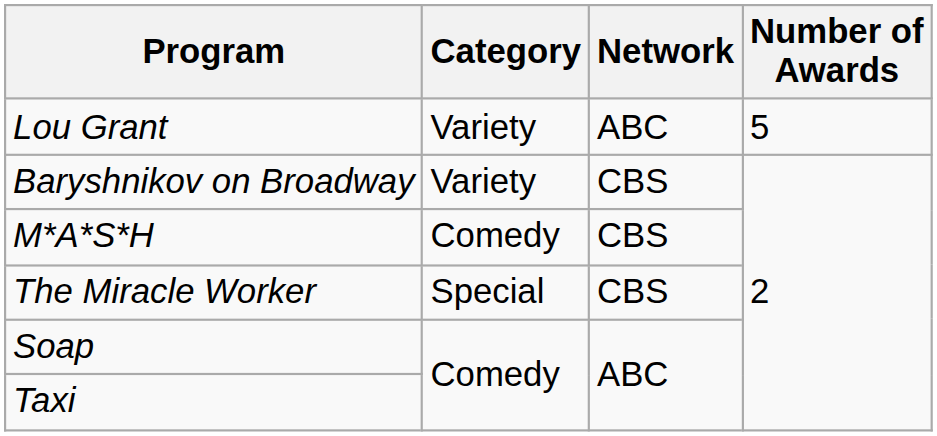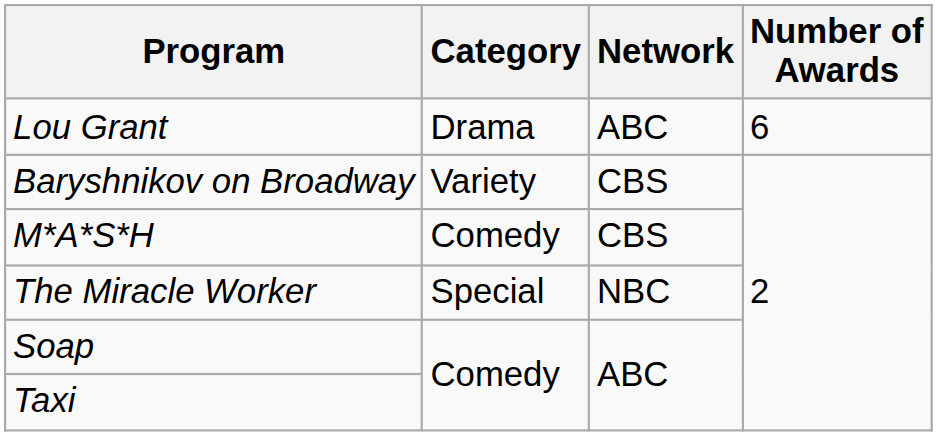(483, 126) Variety -> (483, 126) Drama
(760, 126) 5 -> (760, 126) 6
(633, 291) CBS -> (634, 291) NBC
